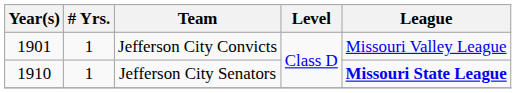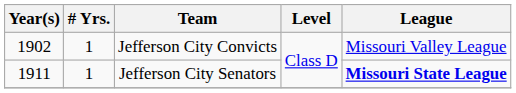(34, 46) 1901 -> (34, 46) 1902
(34, 74) 1910 -> (34, 74) 1911
